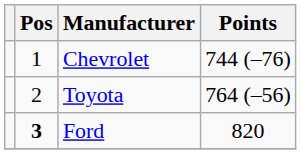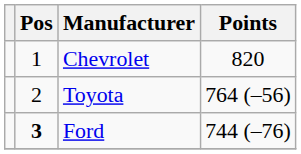(248, 58) 744 (–76) -> (248, 58) 820
(248, 131) 820 -> (248, 131) 744 (–76)
